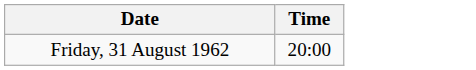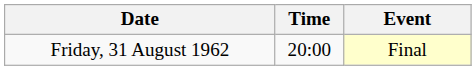+ column: (407, 19)
